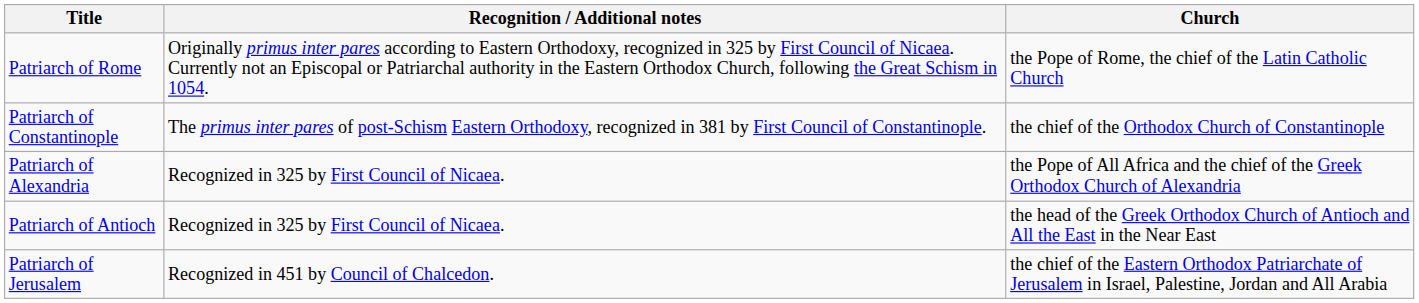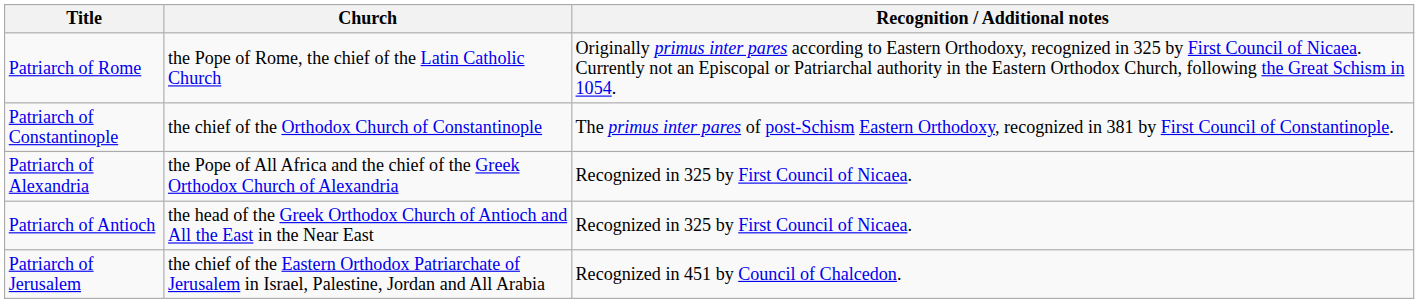columns swapped: (1210, 18) <-> (585, 18)
